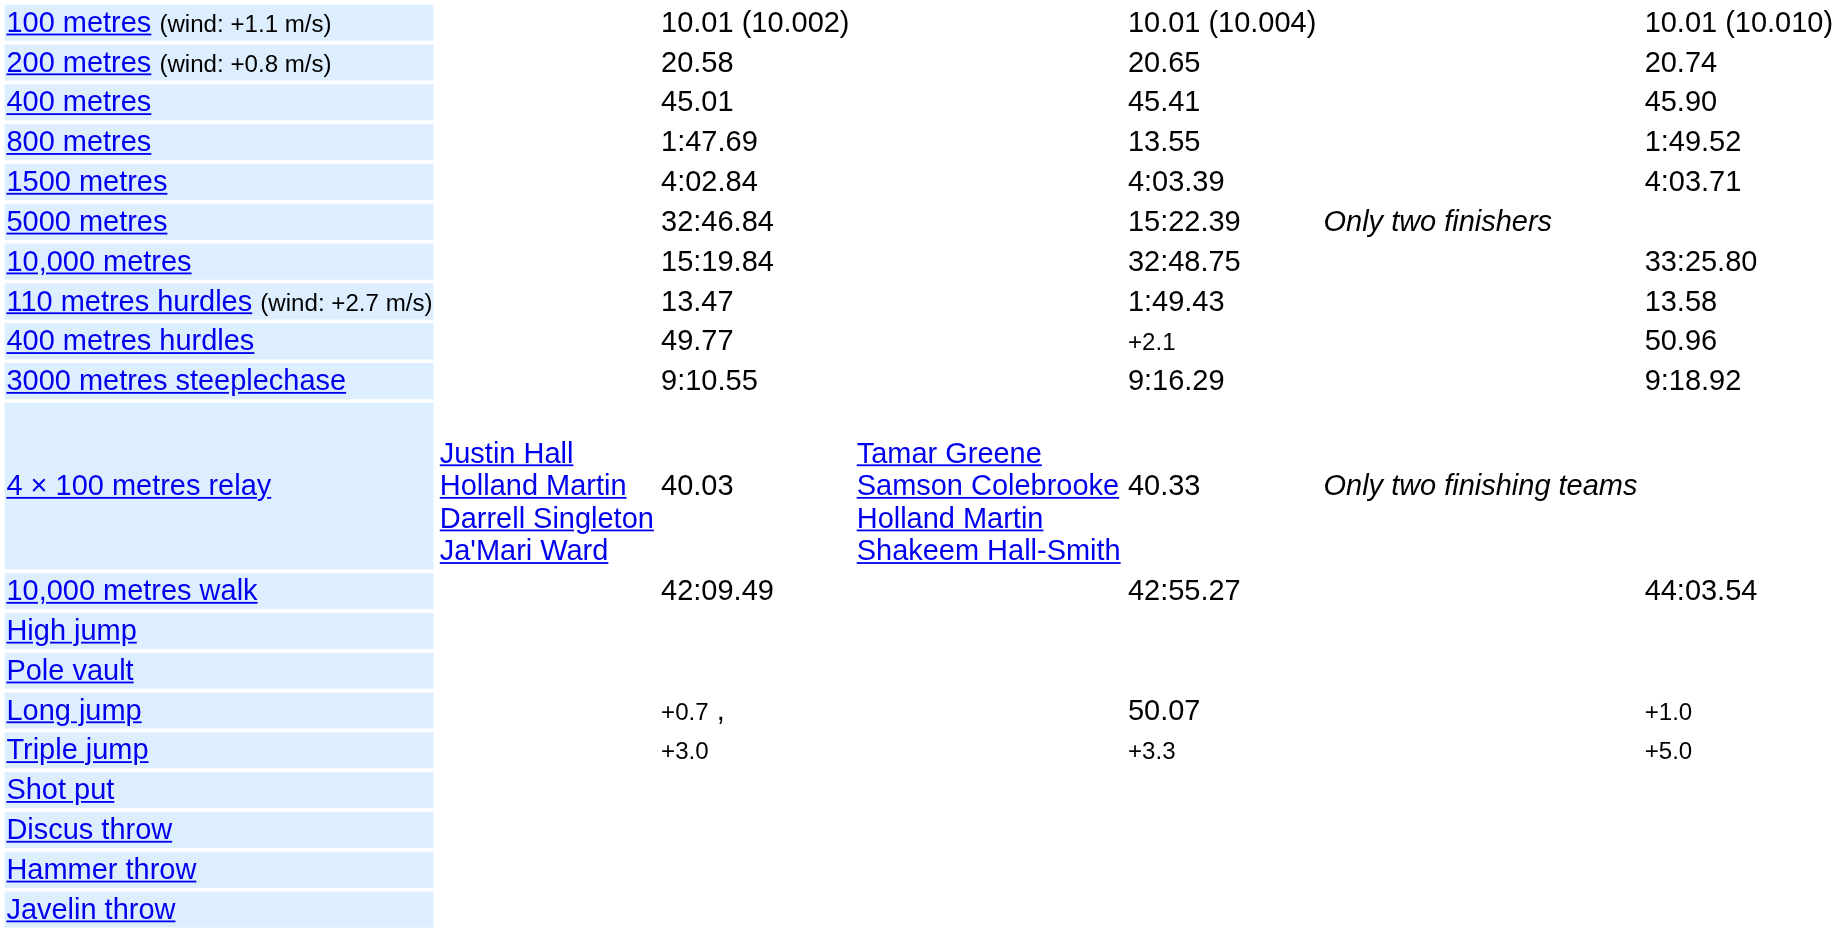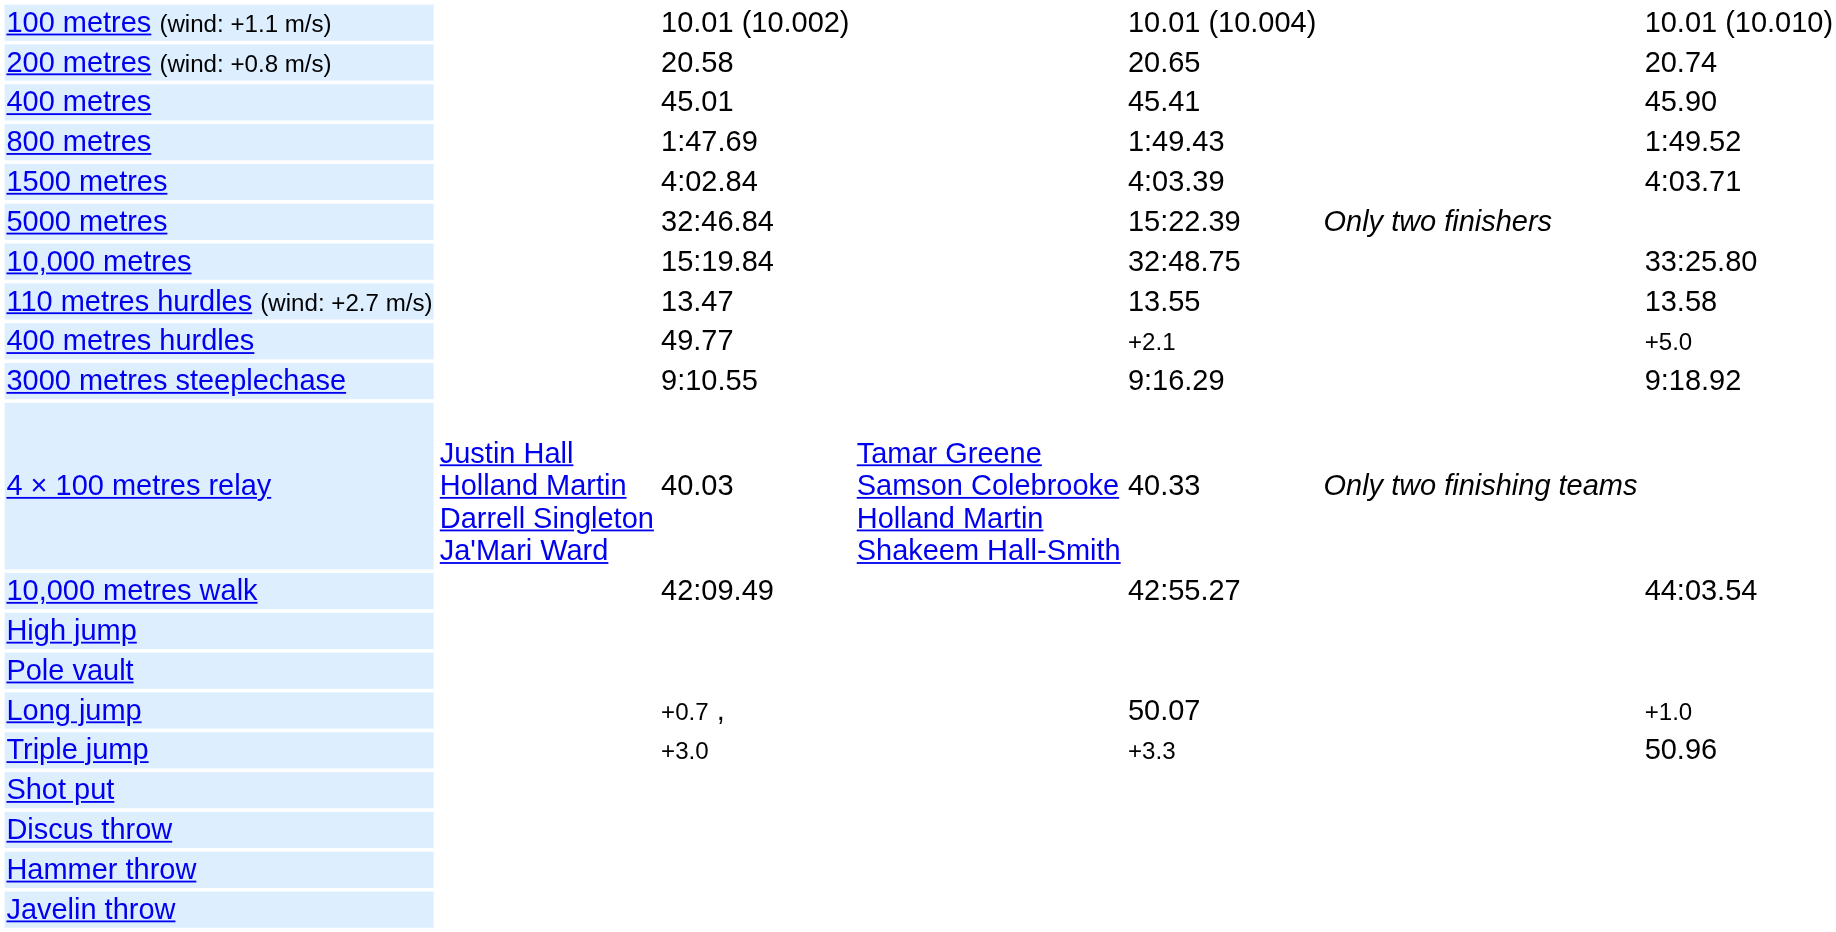(1164, 141) 13.55 -> (1176, 141) 1:49.43
(1176, 301) 1:49.43 -> (1164, 301) 13.55
(1681, 340) 50.96 -> (1668, 342) +5.0
(1668, 751) +5.0 -> (1681, 749) 50.96
